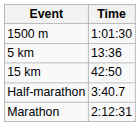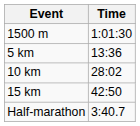+ row: (24, 72)
- row: (33, 111)
